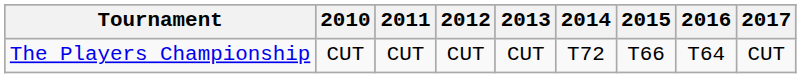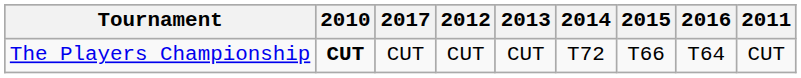columns swapped: (406, 22) <-> (766, 22)
(345, 56) normal -> (345, 56) bold
